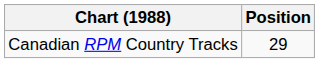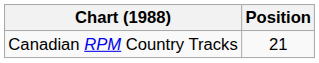(278, 44) 29 -> (278, 44) 21
